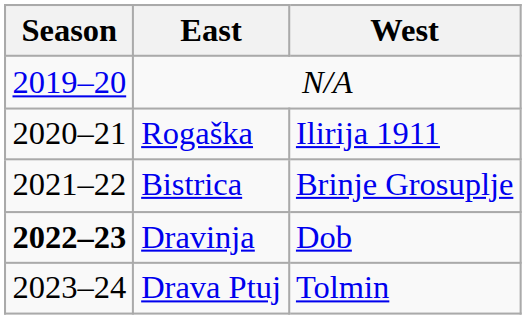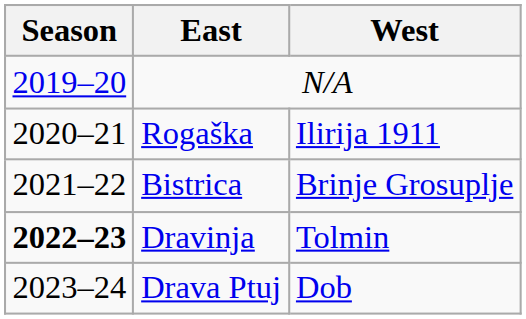(324, 236) Dob -> (343, 236) Tolmin
(343, 287) Tolmin -> (324, 287) Dob
